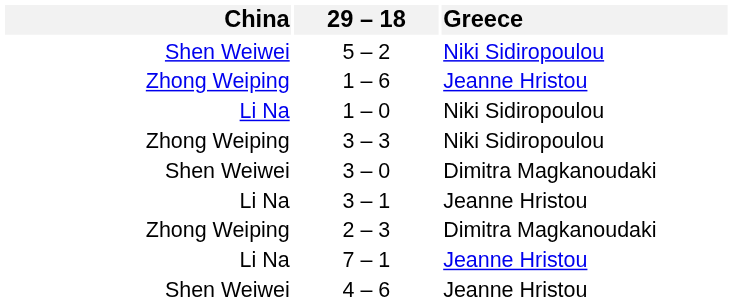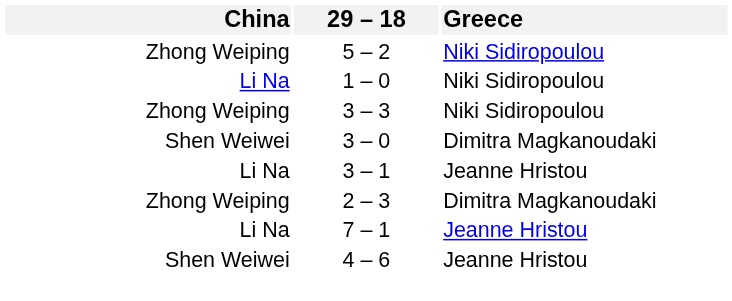(227, 51) Shen Weiwei -> (218, 51) Zhong Weiping
- row: (366, 81)
